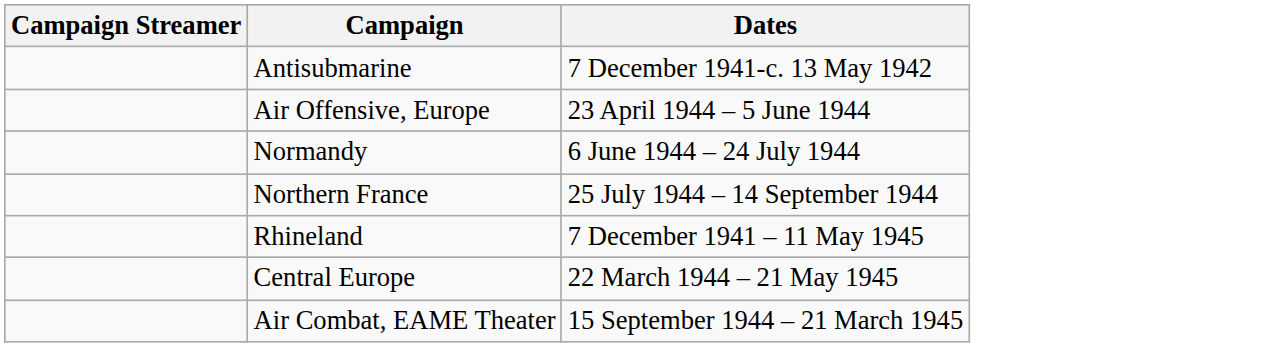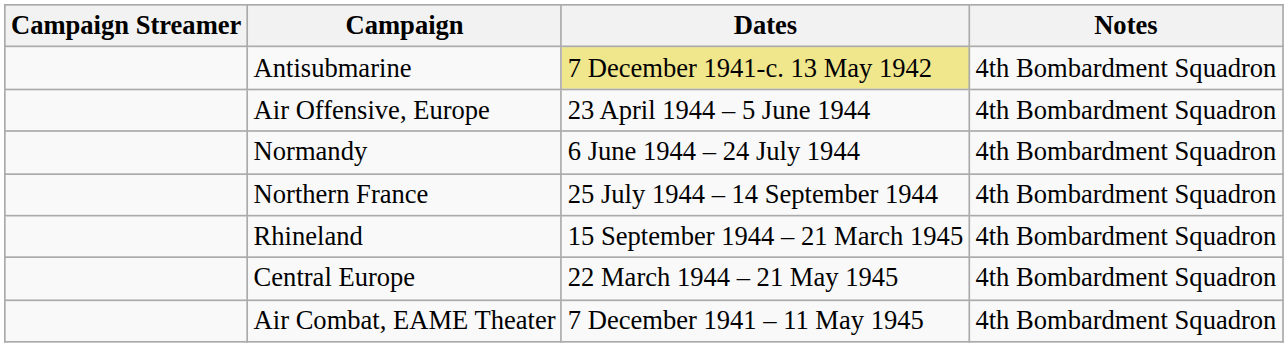+ column: (1126, 25)
(750, 67) no background -> (750, 67) khaki background
(746, 236) 7 December 1941 – 11 May 1945 -> (765, 236) 15 September 1944 – 21 March 1945
(765, 320) 15 September 1944 – 21 March 1945 -> (746, 320) 7 December 1941 – 11 May 1945
